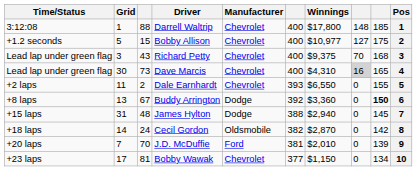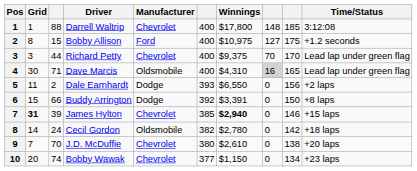columns swapped: (401, 12) <-> (59, 12)
(119, 41) 5 -> (30, 41) 8
(244, 41) Chevrolet -> (146, 41) Ford
(324, 41) $10,977 -> (235, 41) $10,975
(145, 56) 43 -> (56, 56) 44
(381, 56) 168 -> (292, 56) 170
(145, 71) 73 -> (56, 71) 71
(244, 71) Chevrolet -> (159, 71) Oldsmobile
(244, 85) Chevrolet -> (150, 85) Dodge
(381, 85) 155 -> (292, 85) 156
(122, 100) 13 -> (33, 100) 15
(145, 100) 67 -> (56, 100) 66
(322, 100) $3,360 -> (233, 100) $3,391
(381, 100) bold -> (292, 100) normal
(122, 115) normal -> (33, 115) bold
(145, 115) 48 -> (56, 115) 39
(238, 115) Dodge -> (156, 115) Chevrolet
(295, 115) 388 -> (207, 115) 385
(322, 115) normal -> (233, 115) bold
(381, 115) 145 -> (292, 115) 146
(322, 129) $2,870 -> (233, 129) $2,780
(234, 144) Ford -> (156, 144) Chevrolet
(295, 144) 381 -> (207, 144) 380
(322, 144) $2,010 -> (233, 144) $2,610
(381, 144) 139 -> (292, 144) 138
(122, 159) 17 -> (33, 159) 20
(145, 159) 81 -> (56, 159) 74
